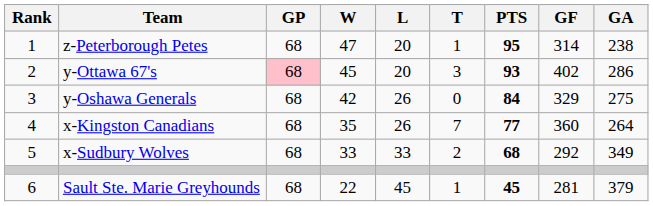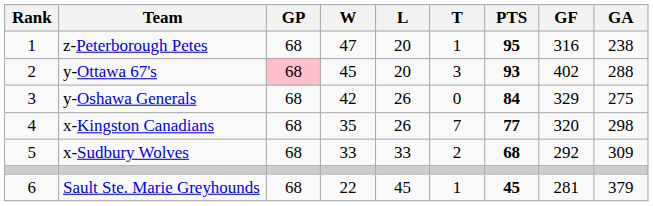(566, 44) 314 -> (566, 44) 316
(621, 71) 286 -> (621, 71) 288
(566, 125) 360 -> (566, 125) 320
(621, 125) 264 -> (621, 125) 298
(621, 152) 349 -> (621, 152) 309
